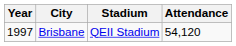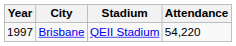(183, 32) 54,120 -> (183, 32) 54,220
